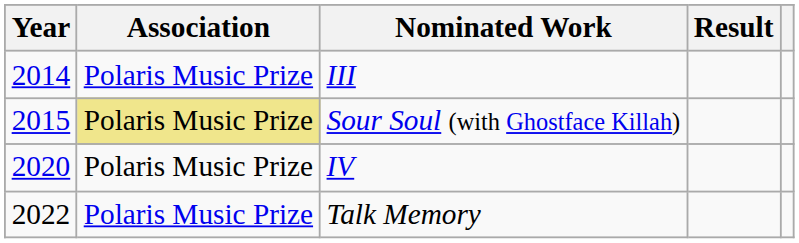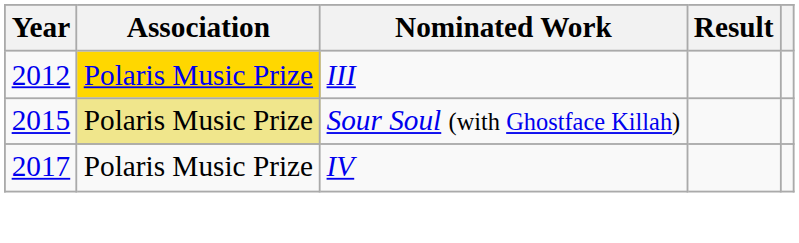(41, 74) 2014 -> (41, 74) 2012
(198, 74) no background -> (198, 74) gold background
(41, 167) 2020 -> (41, 167) 2017
- row: (404, 213)
